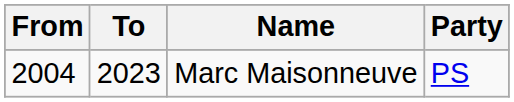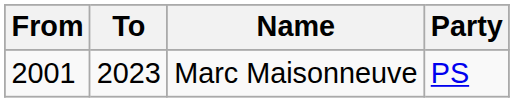(44, 73) 2004 -> (44, 73) 2001
